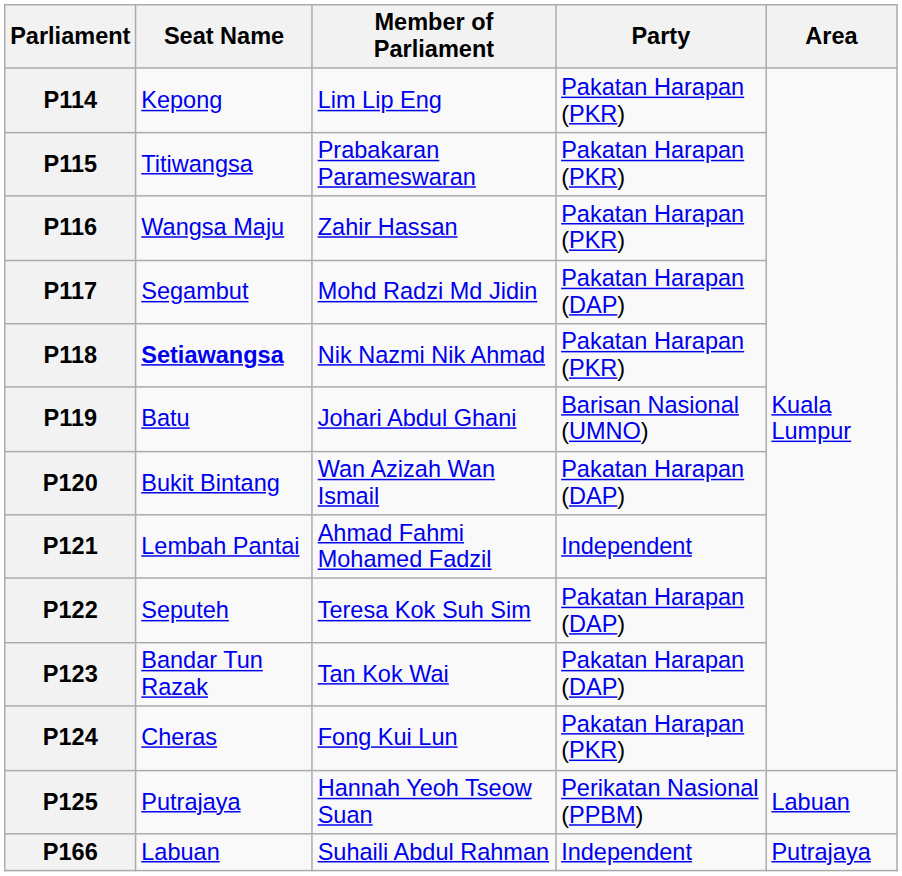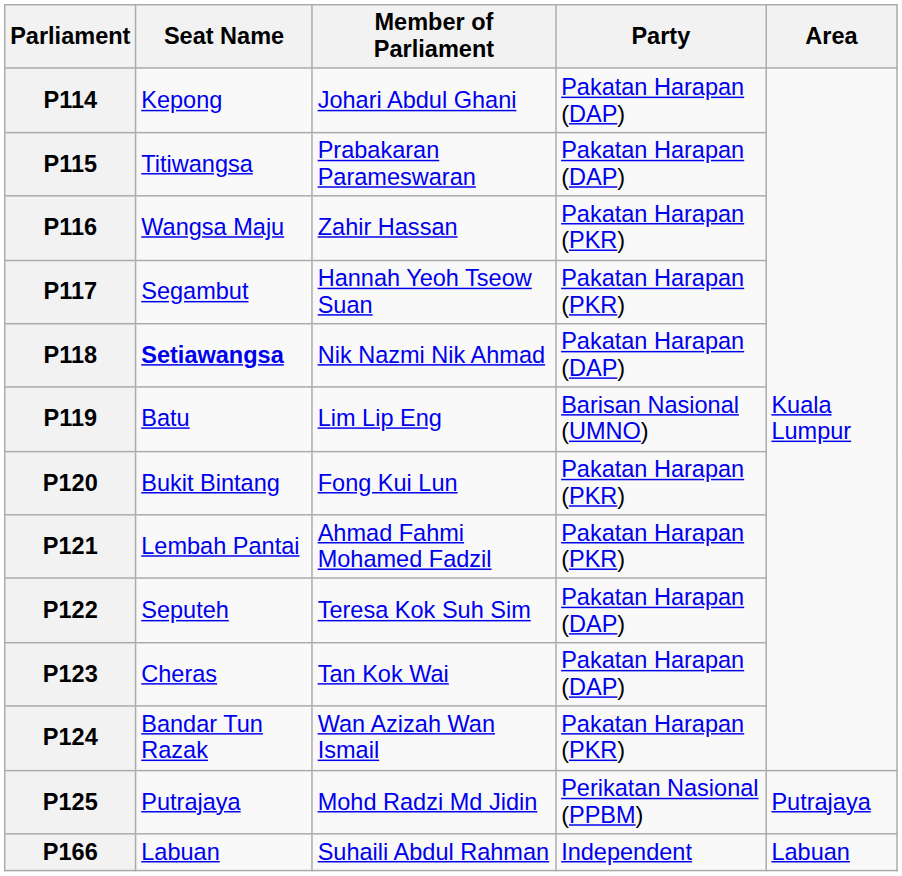(380, 100) Lim Lip Eng -> (417, 100) Johari Abdul Ghani
(653, 100) Pakatan Harapan (PKR) -> (653, 100) Pakatan Harapan (DAP)
(653, 163) Pakatan Harapan (PKR) -> (653, 163) Pakatan Harapan (DAP)
(427, 291) Mohd Radzi Md Jidin -> (425, 291) Hannah Yeoh Tseow Suan
(653, 291) Pakatan Harapan (DAP) -> (653, 291) Pakatan Harapan (PKR)
(653, 355) Pakatan Harapan (PKR) -> (653, 355) Pakatan Harapan (DAP)
(417, 418) Johari Abdul Ghani -> (380, 418) Lim Lip Eng
(406, 482) Wan Azizah Wan Ismail -> (388, 482) Fong Kui Lun
(653, 482) Pakatan Harapan (DAP) -> (653, 482) Pakatan Harapan (PKR)
(627, 546) Independent -> (653, 546) Pakatan Harapan (PKR)
(202, 673) Bandar Tun Razak -> (179, 673) Cheras
(179, 737) Cheras -> (202, 737) Bandar Tun Razak
(388, 737) Fong Kui Lun -> (406, 737) Wan Azizah Wan Ismail
(425, 801) Hannah Yeoh Tseow Suan -> (427, 801) Mohd Radzi Md Jidin
(811, 801) Labuan -> (821, 801) Putrajaya
(821, 852) Putrajaya -> (811, 852) Labuan
